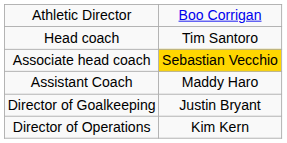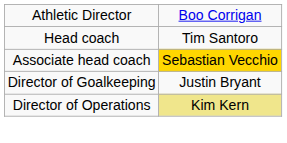- row: (82, 82)
(220, 127) no background -> (220, 104) khaki background
